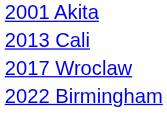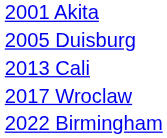+ row: (70, 40)
